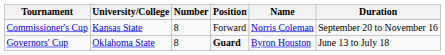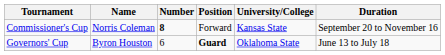columns swapped: (282, 12) <-> (131, 12)
(176, 27) normal -> (162, 27) bold
(176, 43) 8 -> (162, 43) 6
